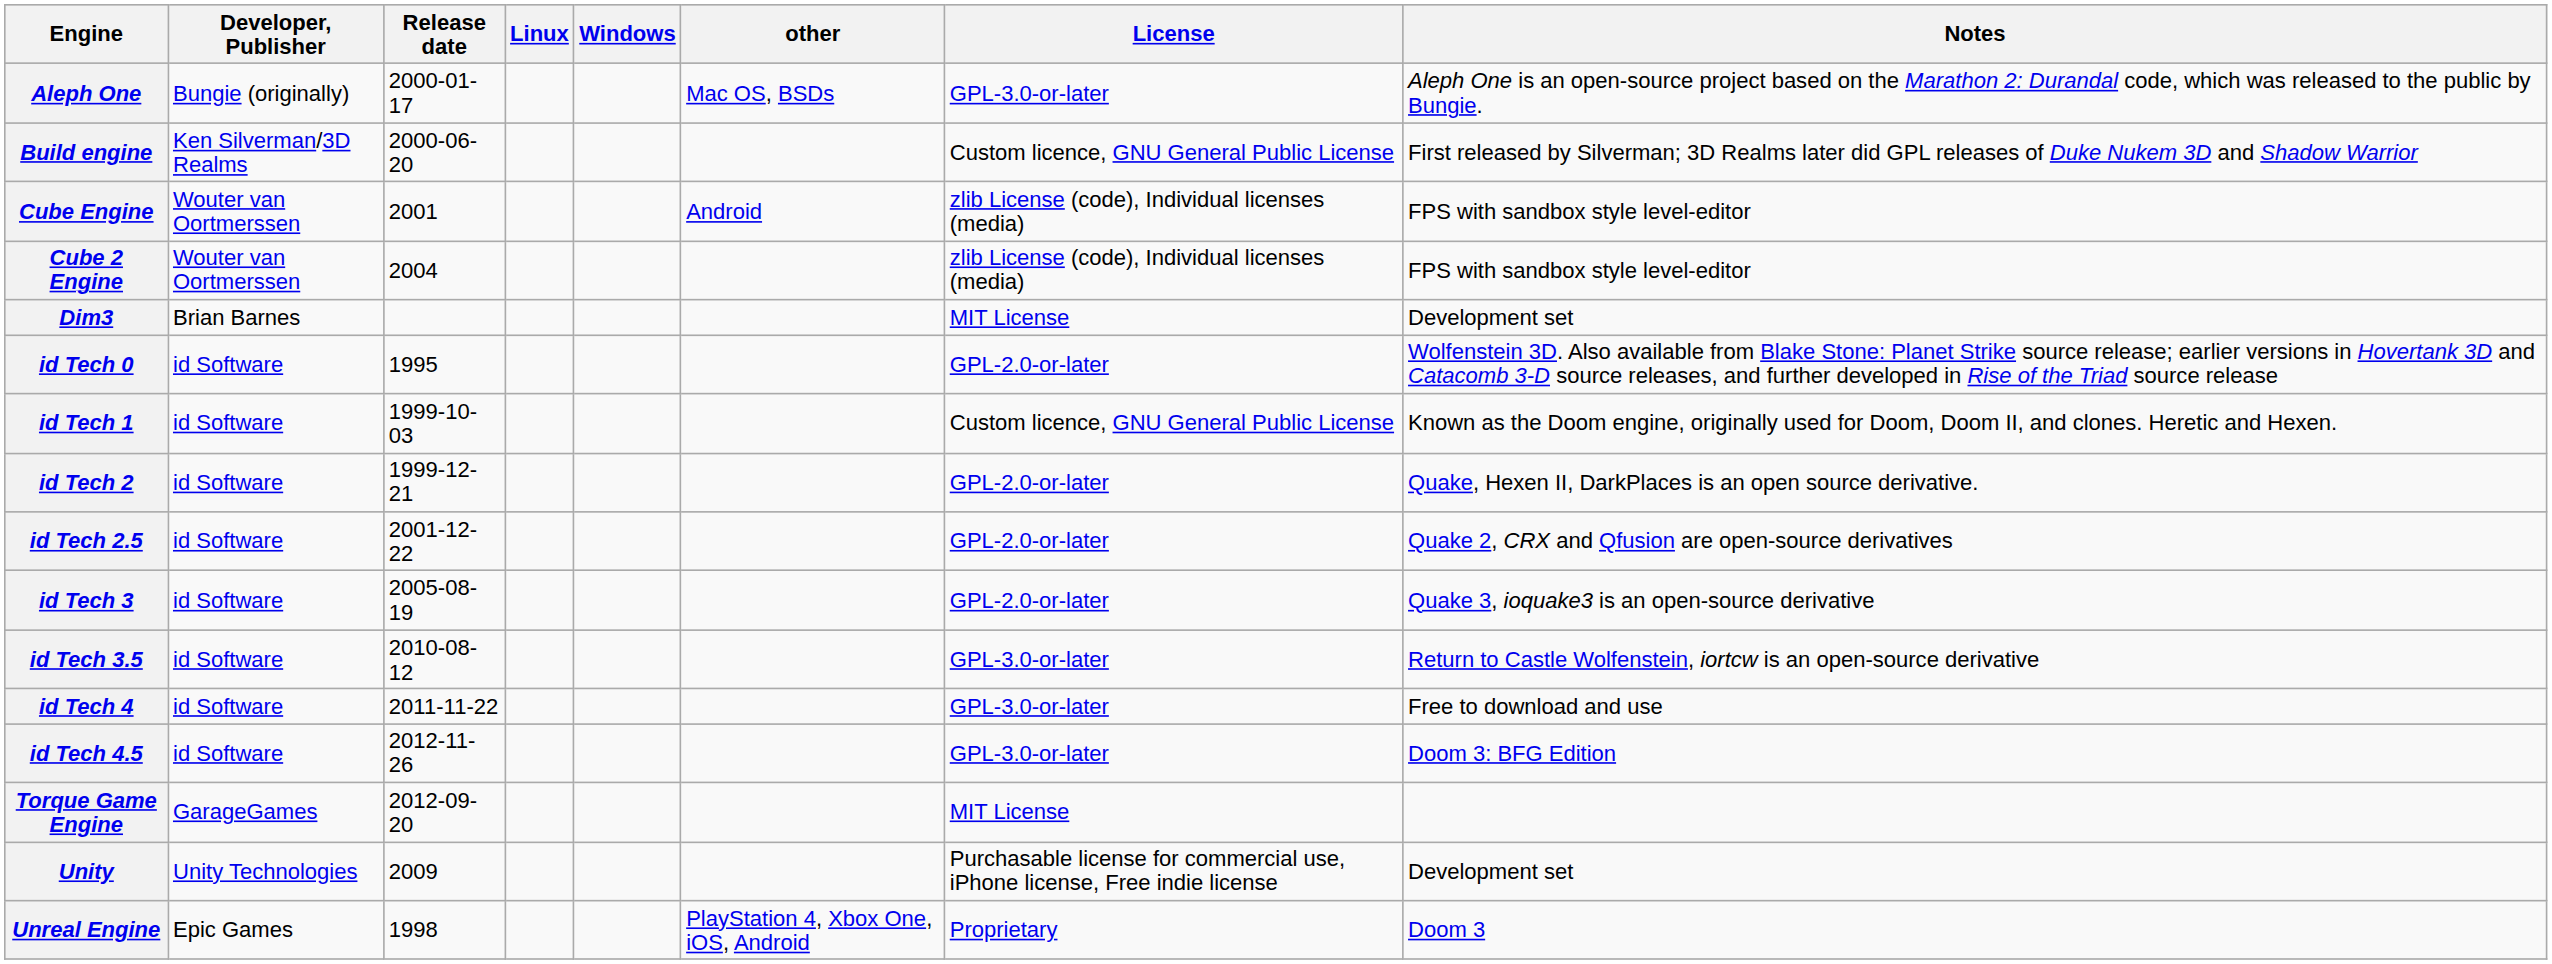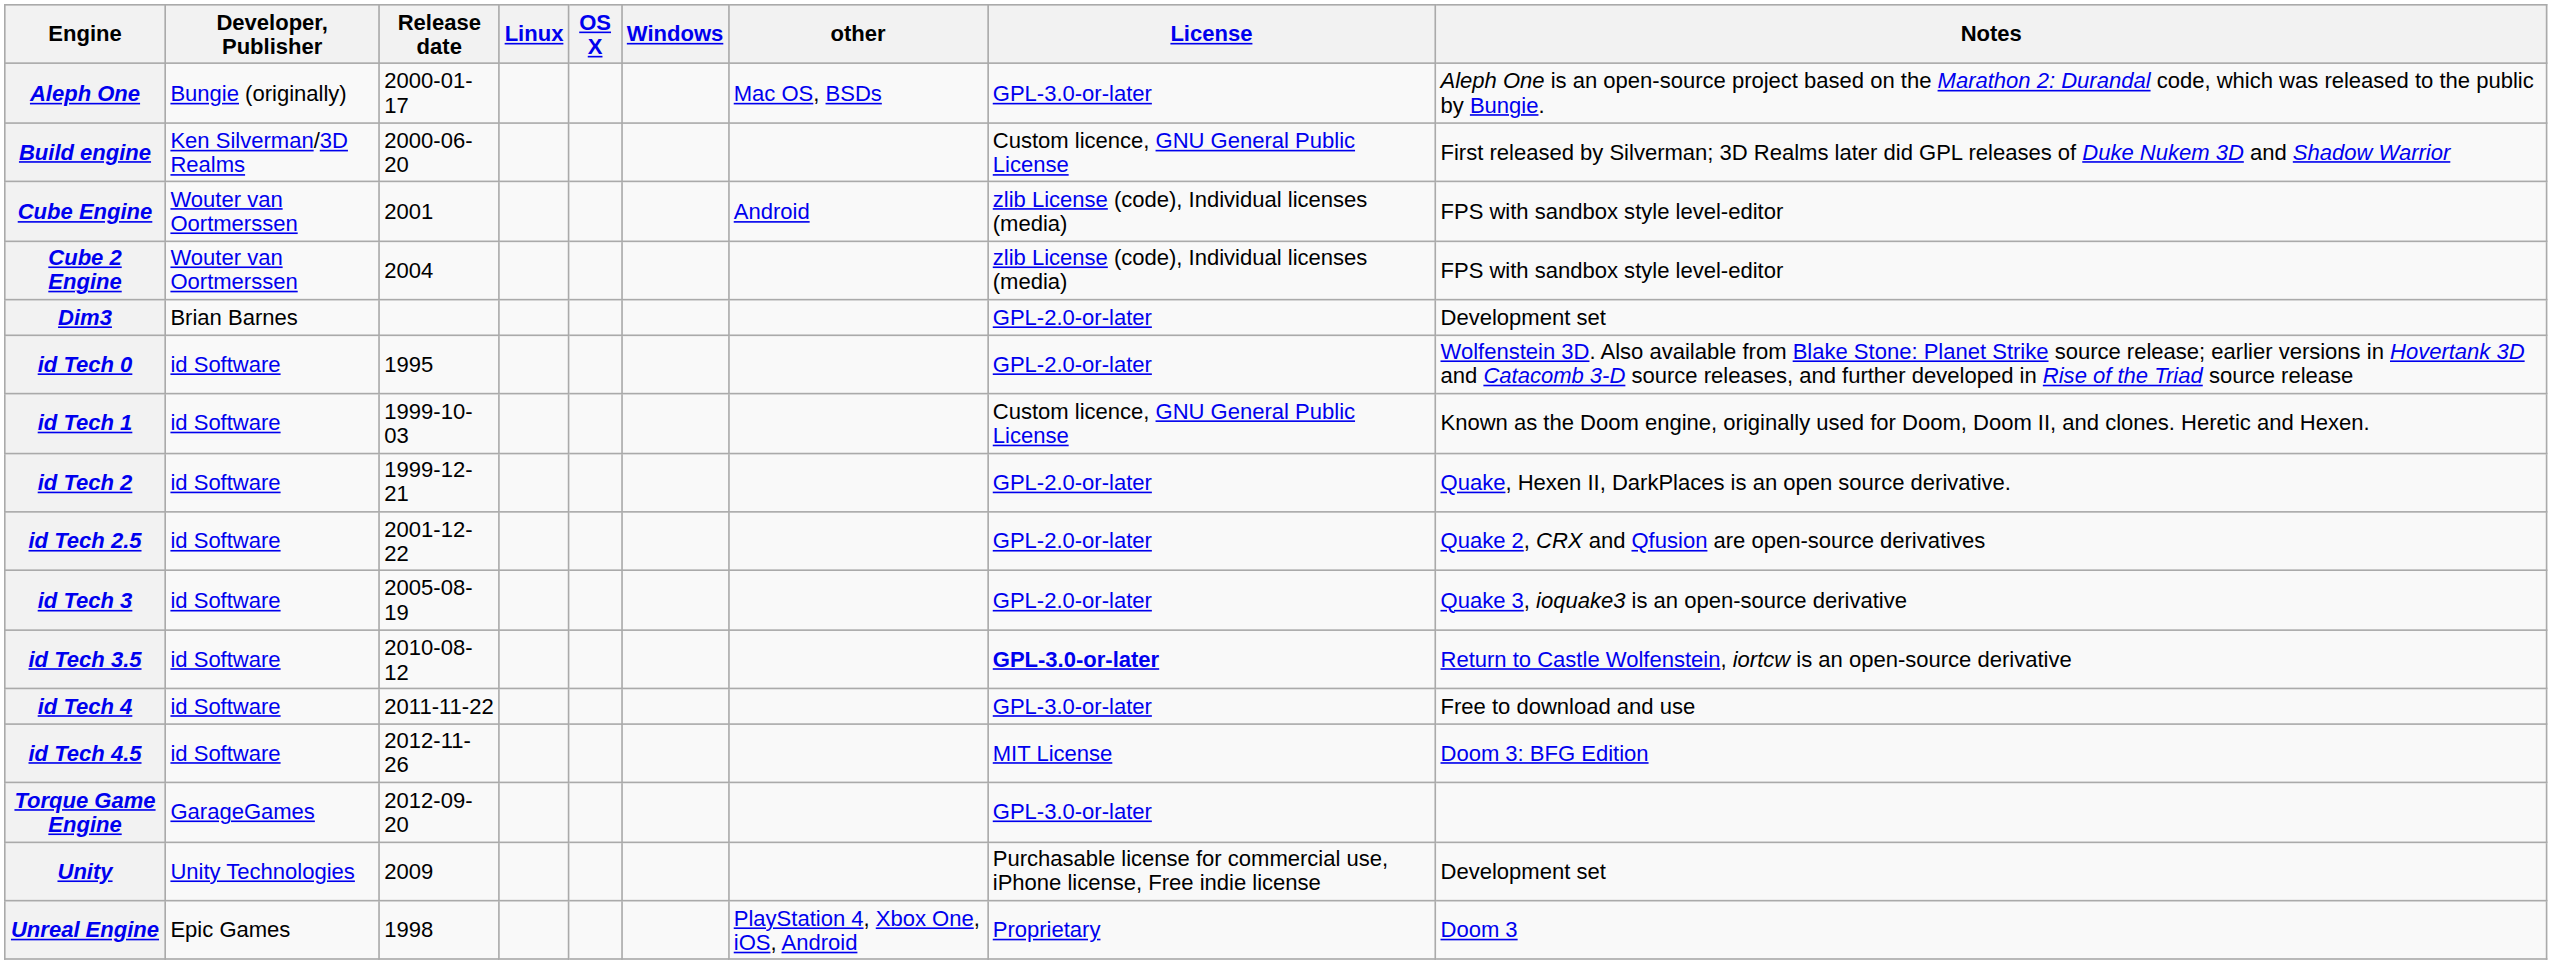+ column: (595, 34)
(1010, 317) MIT License -> (1072, 317) GPL-2.0-or-later
(1029, 659) normal -> (1076, 659) bold
(1029, 753) GPL-3.0-or-later -> (1053, 753) MIT License
(1010, 812) MIT License -> (1072, 812) GPL-3.0-or-later
